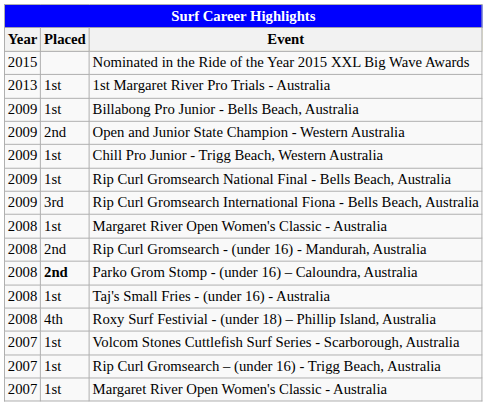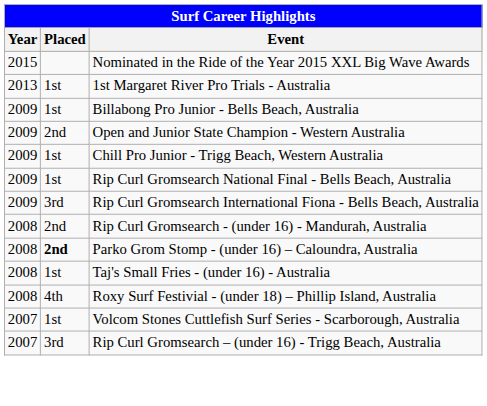- row: (23, 226)
(53, 366) 1st -> (54, 343) 3rd
- row: (23, 389)
